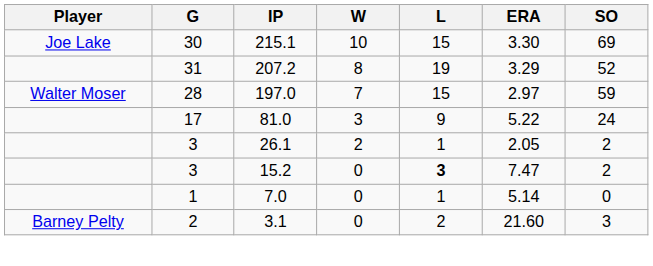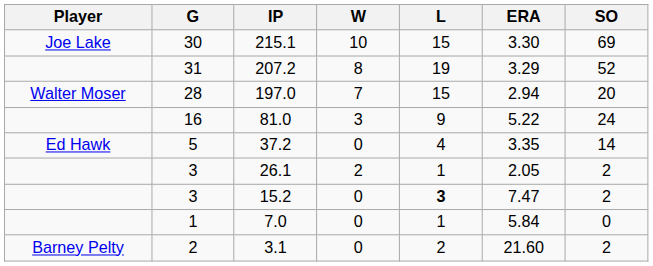(524, 94) 2.97 -> (524, 94) 2.94
(606, 94) 59 -> (606, 94) 20
(193, 119) 17 -> (193, 119) 16
+ row: (276, 145)
(524, 196) 5.14 -> (524, 222) 5.84
(606, 222) 3 -> (606, 247) 2
